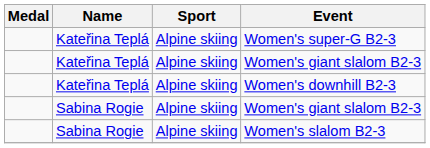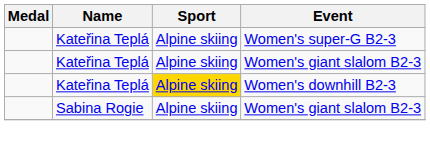(197, 86) no background -> (197, 86) gold background
- row: (100, 132)
